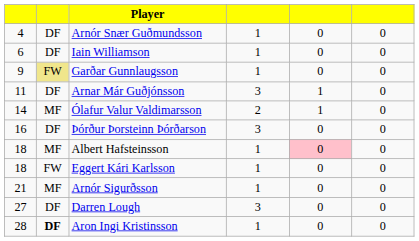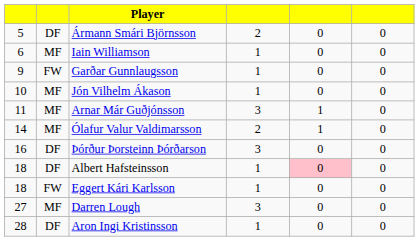- row: (137, 33)
+ row: (134, 33)
(53, 52) DF -> (53, 52) MF
(53, 71) khaki background -> (53, 71) no background
+ row: (121, 91)
(53, 91) DF -> (53, 110) MF
(53, 149) MF -> (53, 168) DF
- row: (115, 187)
(53, 206) DF -> (53, 206) MF
(53, 226) bold -> (53, 226) normal
